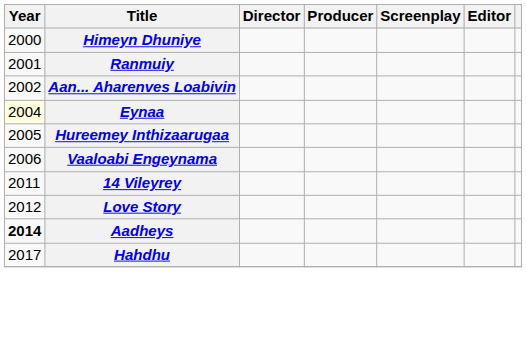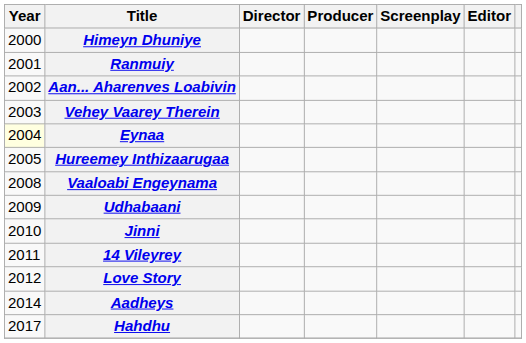+ row: (142, 111)
(25, 159) 2006 -> (25, 183) 2008
+ row: (142, 207)
+ row: (142, 231)
(25, 231) bold -> (25, 302) normal
